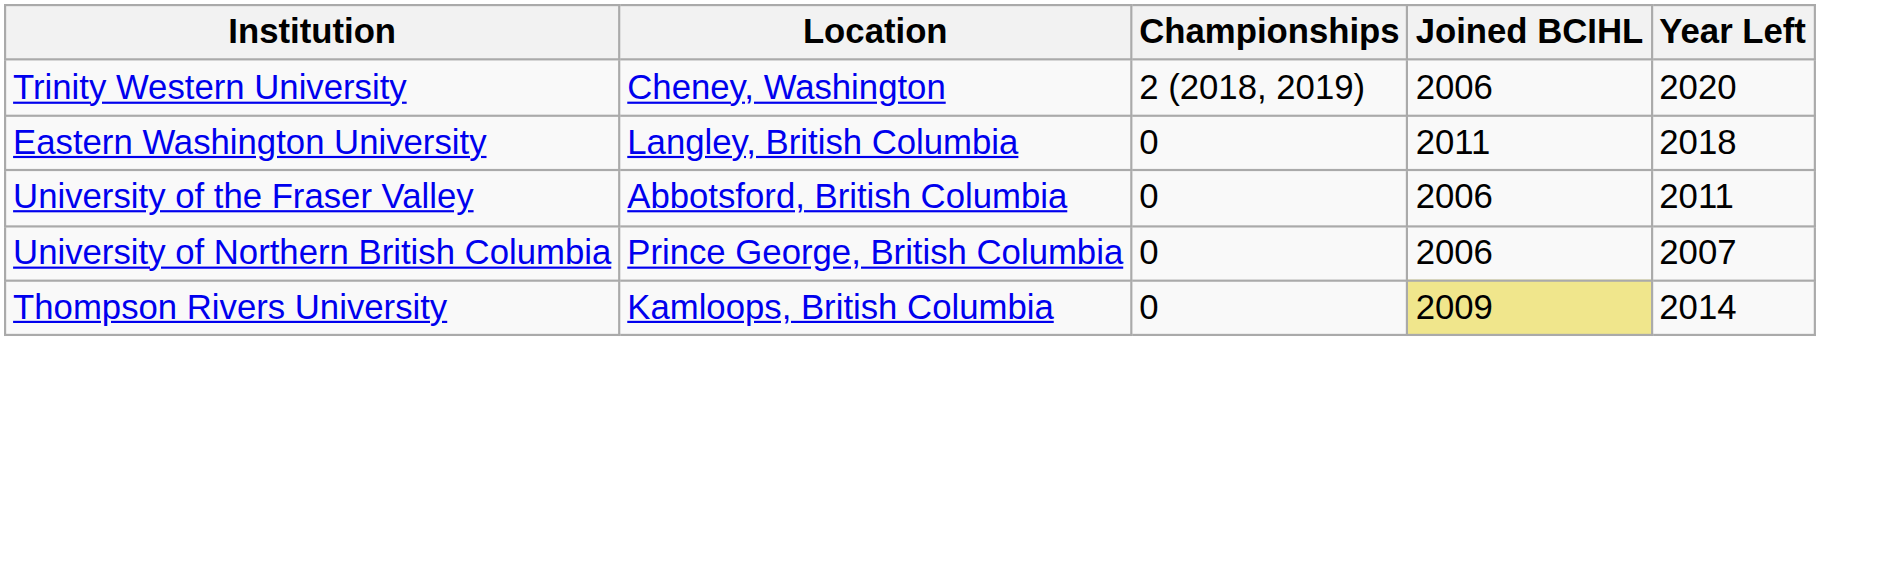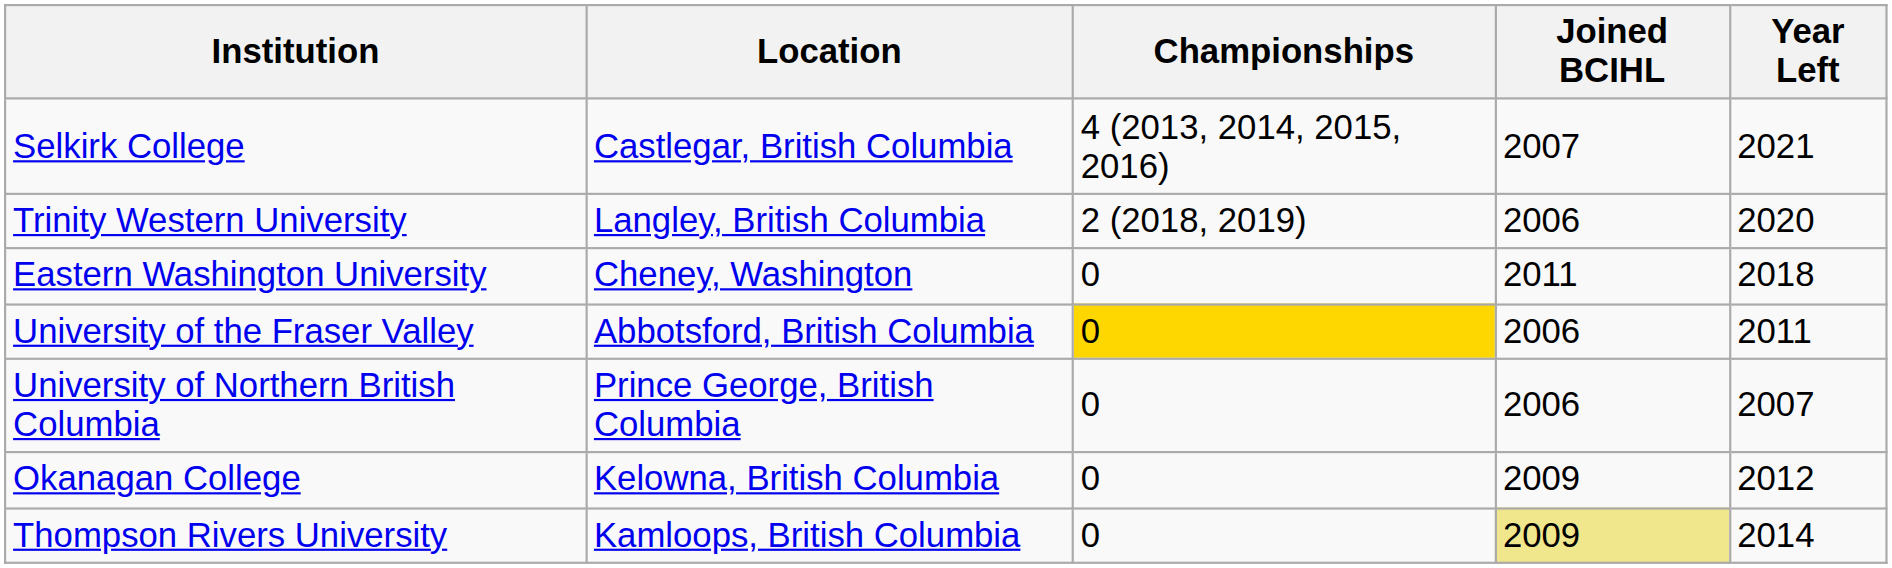+ row: (129, 145)
(786, 87) Cheney, Washington -> (789, 220) Langley, British Columbia
(823, 142) Langley, British Columbia -> (753, 275) Cheney, Washington
(1149, 197) no background -> (1090, 330) gold background
+ row: (157, 479)
